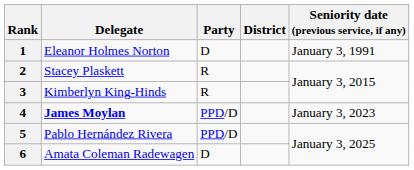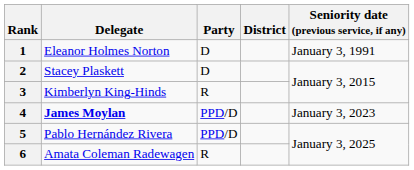(205, 71) R -> (205, 71) D
(205, 154) D -> (205, 154) R
